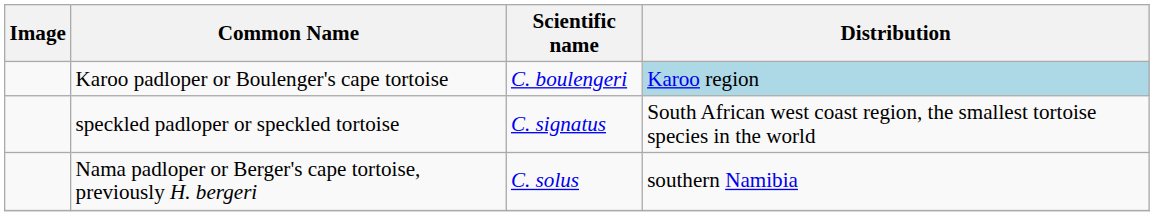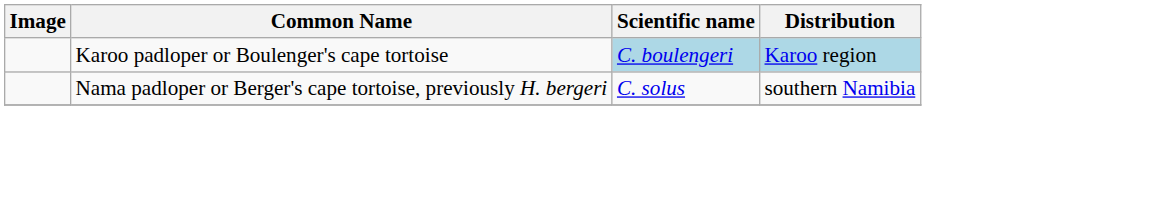(569, 78) no background -> (675, 54) lightblue background
- row: (237, 123)
